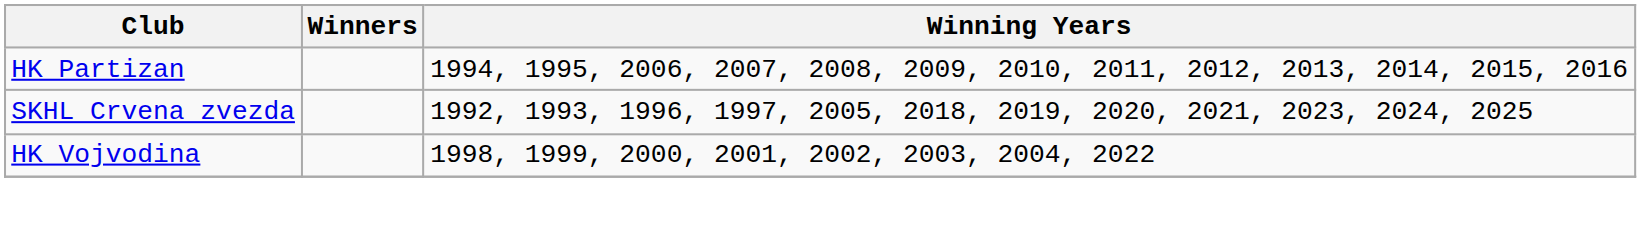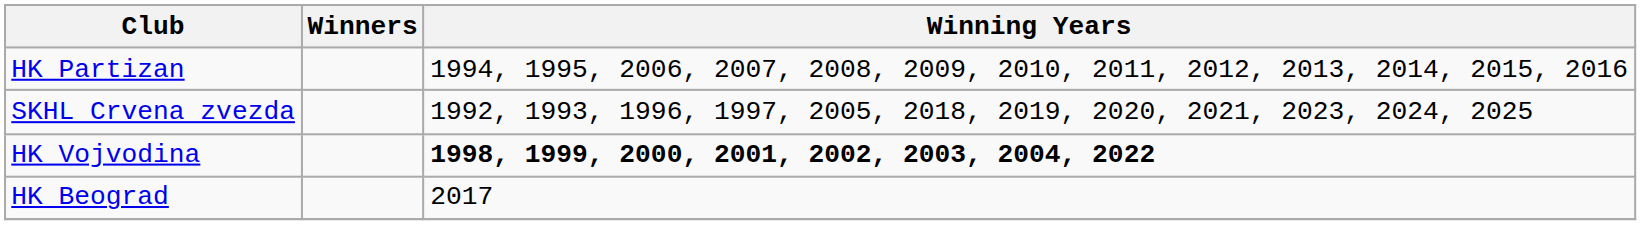(793, 155) normal -> (793, 155) bold
+ row: (90, 198)
